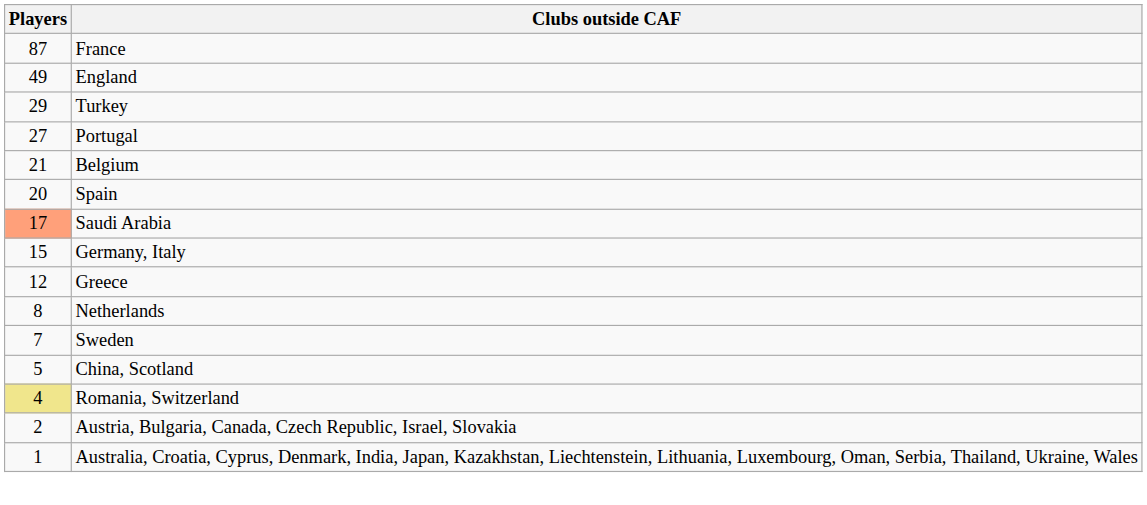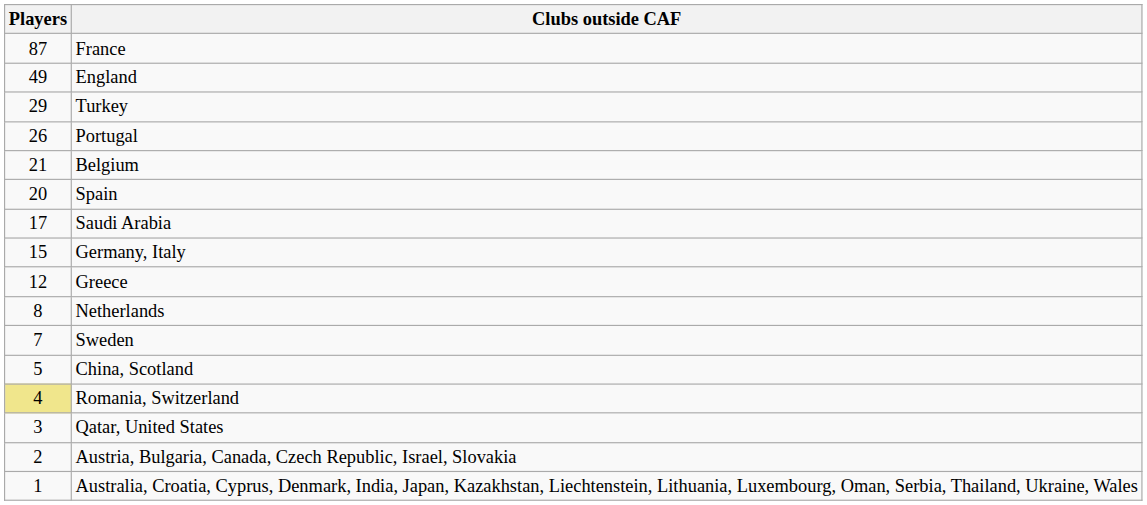(38, 135) 27 -> (38, 135) 26
(38, 223) lightsalmon background -> (38, 223) no background
+ row: (150, 427)
